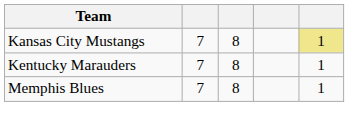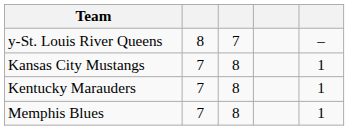+ row: (85, 40)
(321, 40) khaki background -> (321, 64) no background
